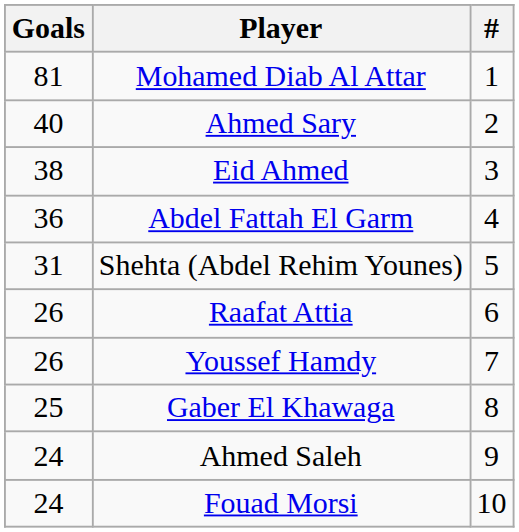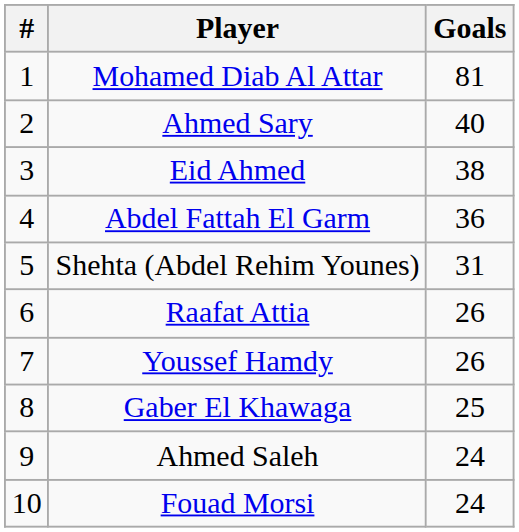columns swapped: (492, 28) <-> (48, 28)
